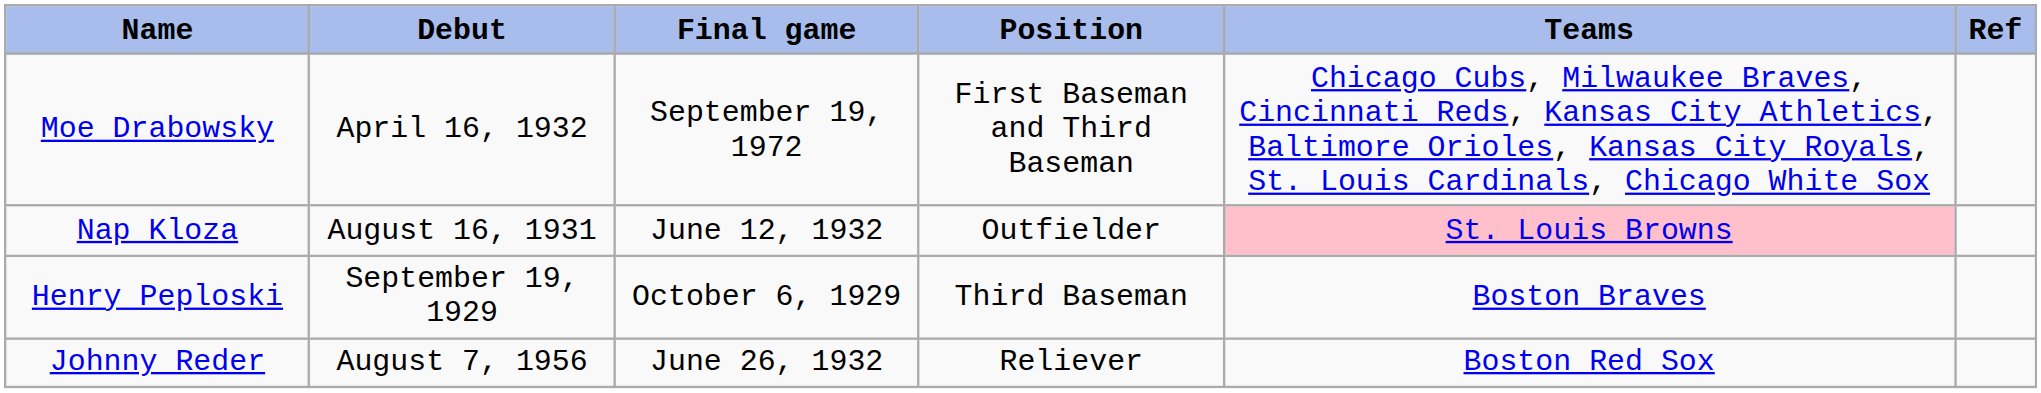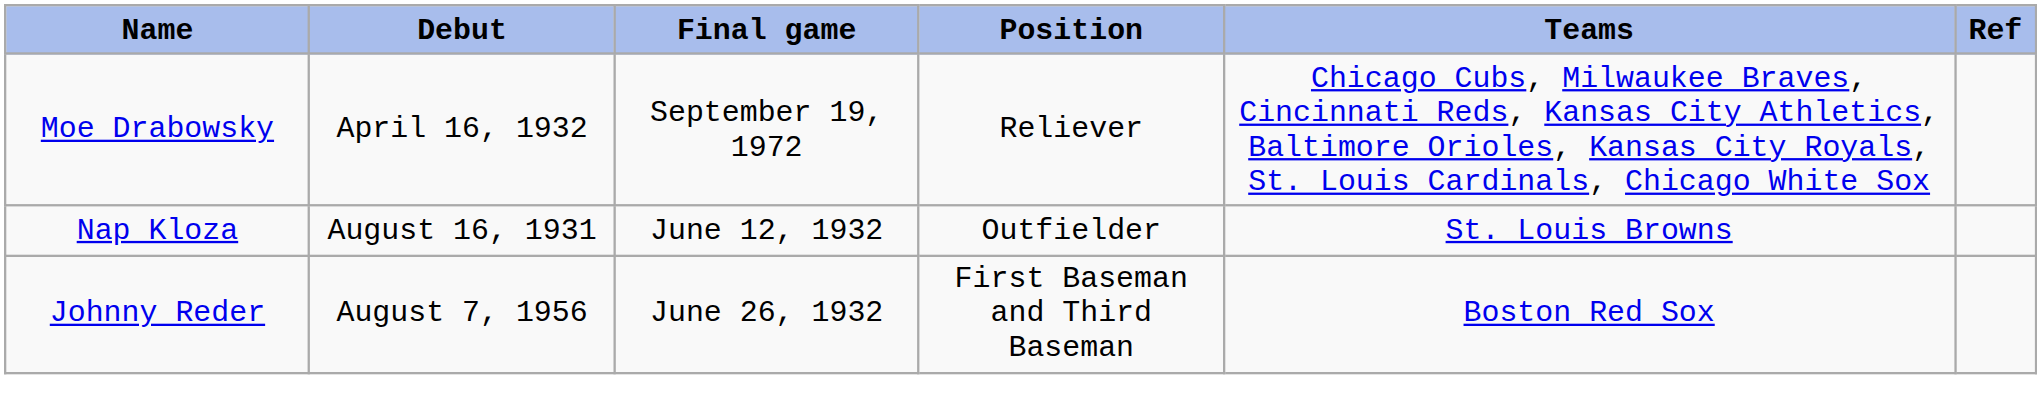(1071, 130) First Baseman and Third Baseman -> (1071, 130) Reliever
(1589, 230) pink background -> (1589, 230) no background
- row: (157, 296)
(1071, 362) Reliever -> (1071, 314) First Baseman and Third Baseman
